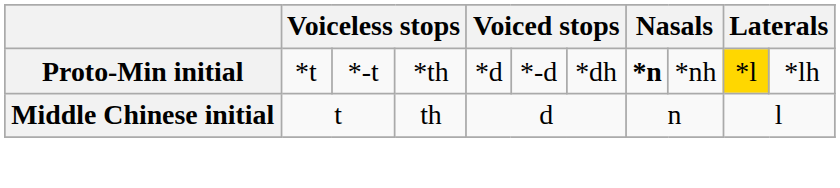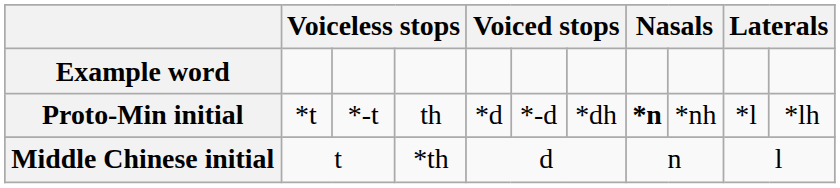+ row: (143, 70)
(431, 70) *th -> (431, 114) th
(746, 70) gold background -> (746, 114) no background
(431, 114) th -> (431, 159) *th
